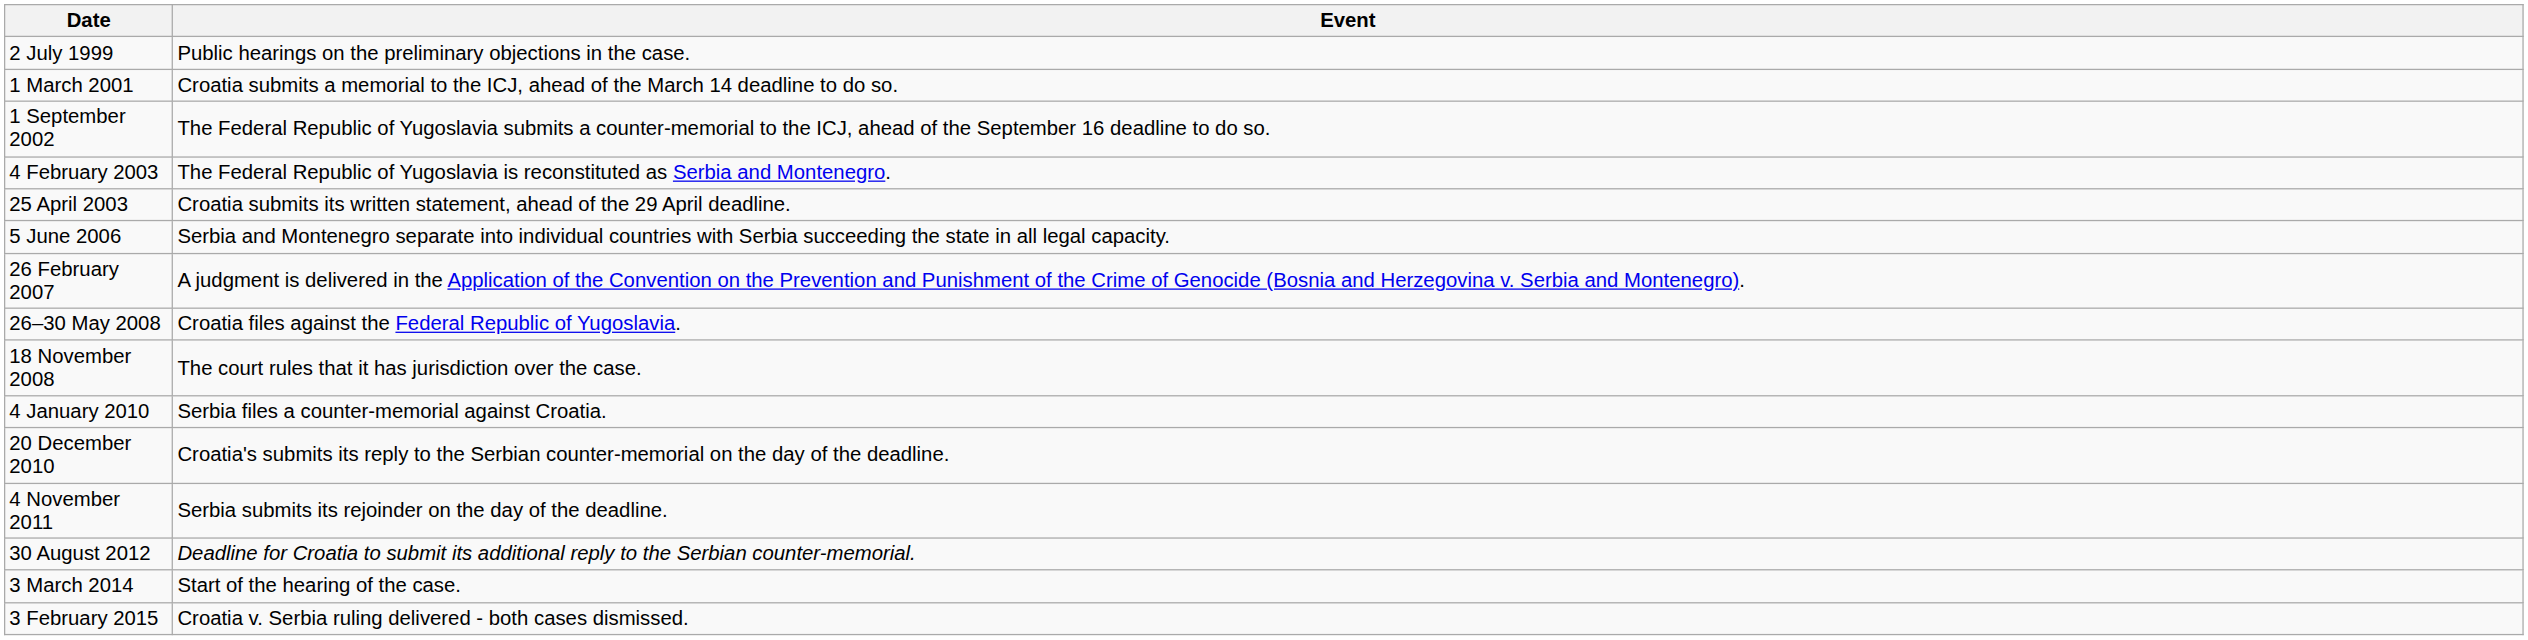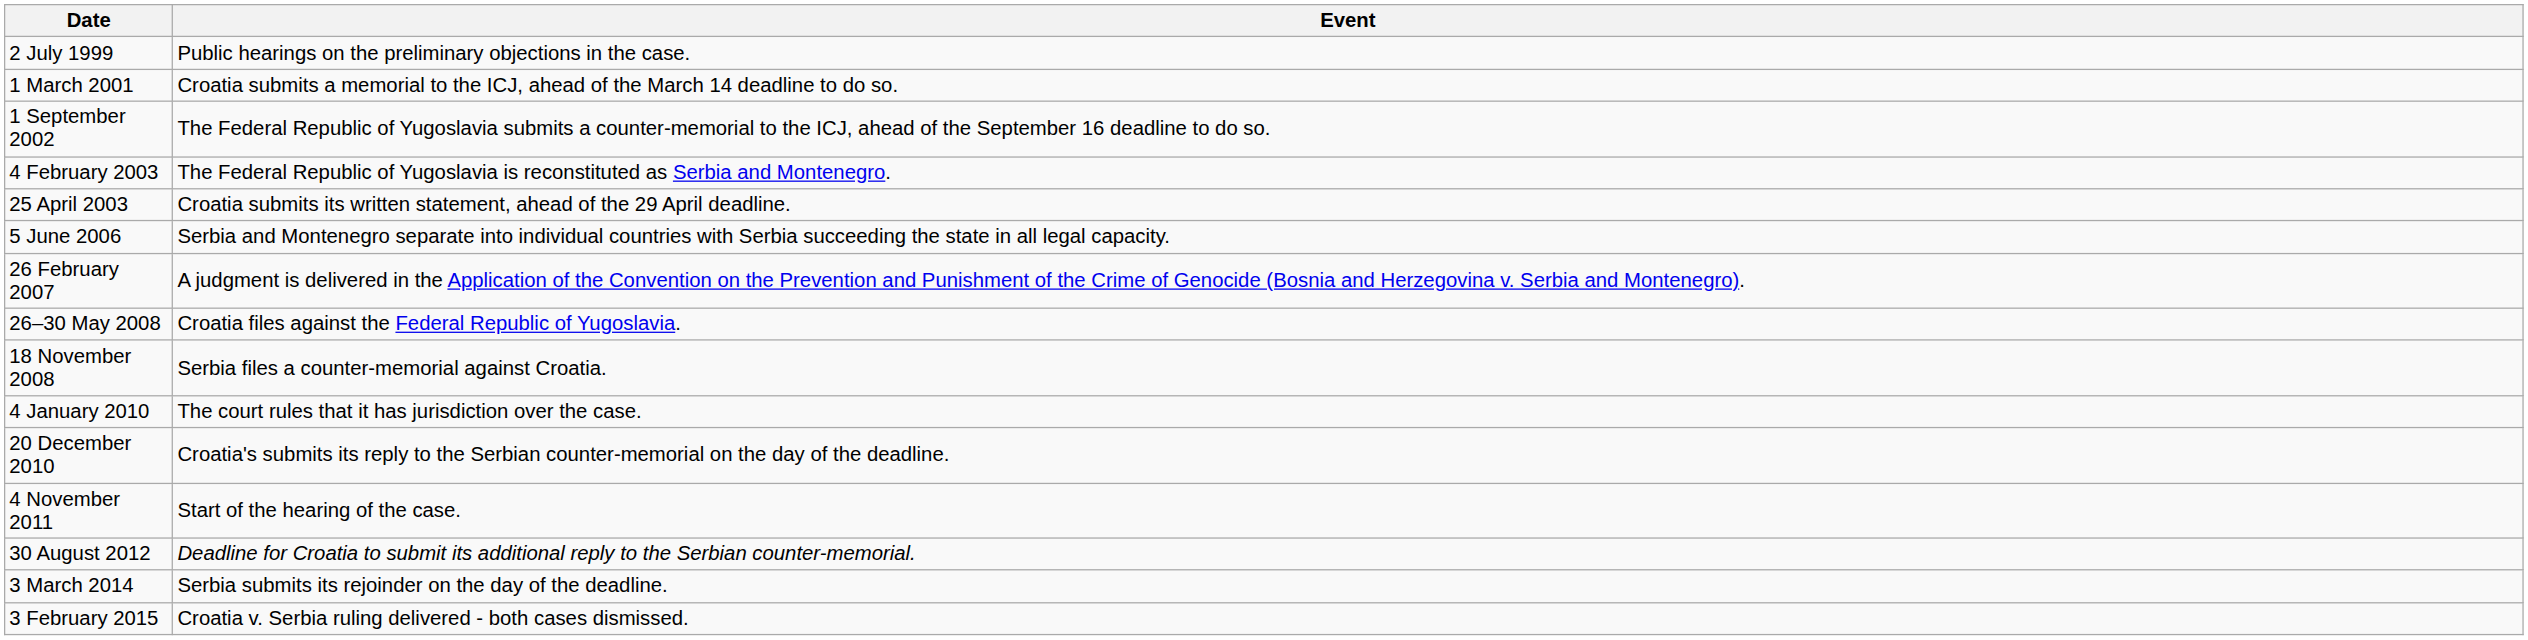(410, 367) The court rules that it has jurisdiction over the case. -> (392, 367) Serbia files a counter-memorial against Croatia.
(392, 411) Serbia files a counter-memorial against Croatia. -> (410, 411) The court rules that it has jurisdiction over the case.
(423, 510) Serbia submits its rejoinder on the day of the deadline. -> (319, 510) Start of the hearing of the case.
(319, 586) Start of the hearing of the case. -> (423, 586) Serbia submits its rejoinder on the day of the deadline.
